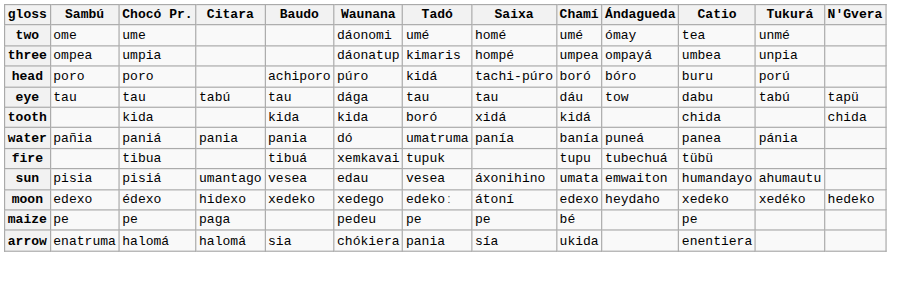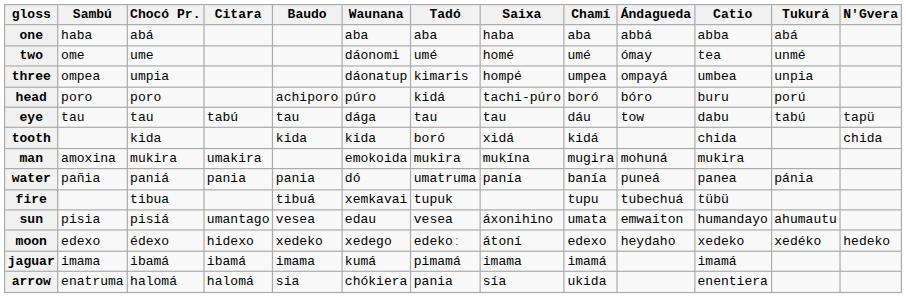+ row: (31, 35)
+ row: (31, 159)
- row: (27, 220)
+ row: (31, 261)
